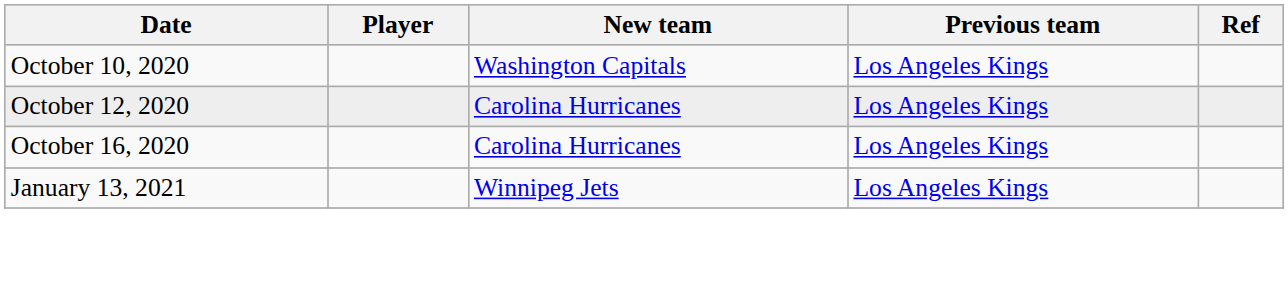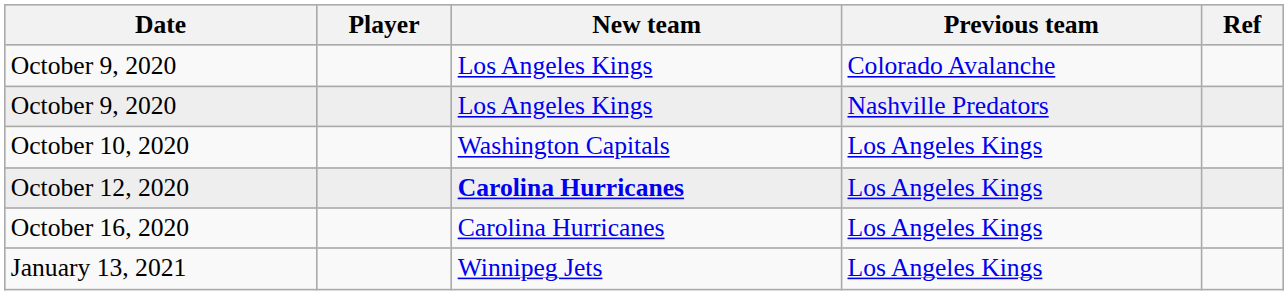+ row: (94, 65)
+ row: (94, 106)
(577, 106) normal -> (571, 187) bold
